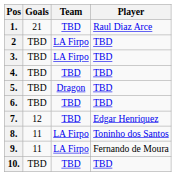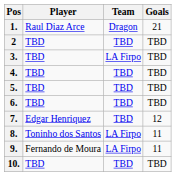columns swapped: (131, 12) <-> (37, 12)
(71, 27) TBD -> (123, 27) Dragon
(71, 42) LA Firpo -> (123, 42) TBD
(71, 88) Dragon -> (123, 88) TBD
